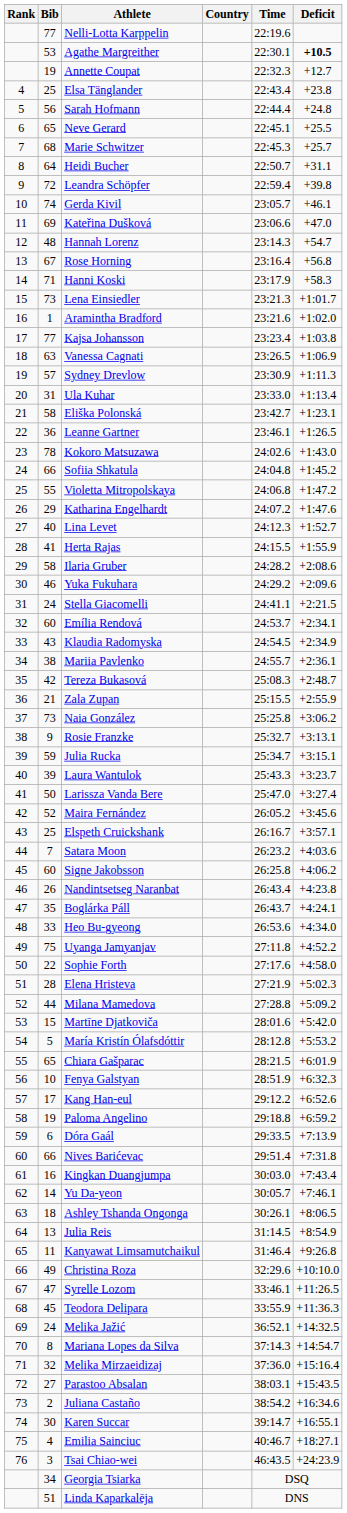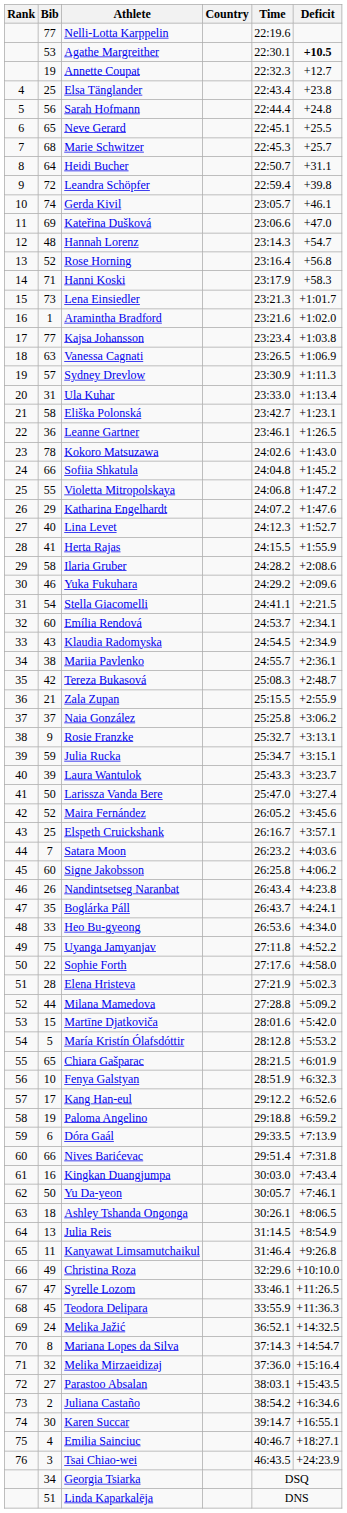(50, 261) 67 -> (50, 261) 52
(50, 603) 24 -> (50, 603) 54
(50, 718) 73 -> (50, 718) 37
(50, 1193) 14 -> (50, 1193) 50
